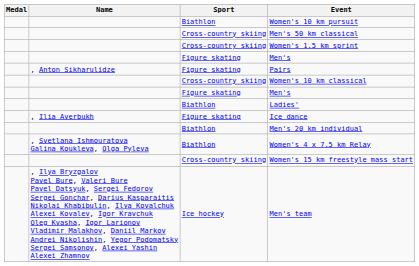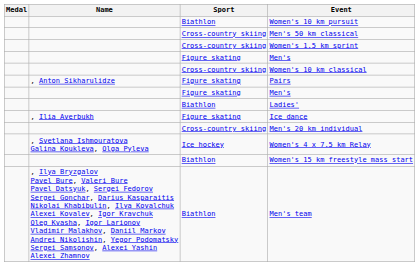rows swapped: (73, 69) <-> (104, 81)
(199, 128) Biathlon -> (224, 128) Cross-country skiing
(199, 144) Biathlon -> (203, 144) Ice hockey
(224, 160) Cross-country skiing -> (199, 160) Biathlon
(203, 214) Ice hockey -> (199, 214) Biathlon
